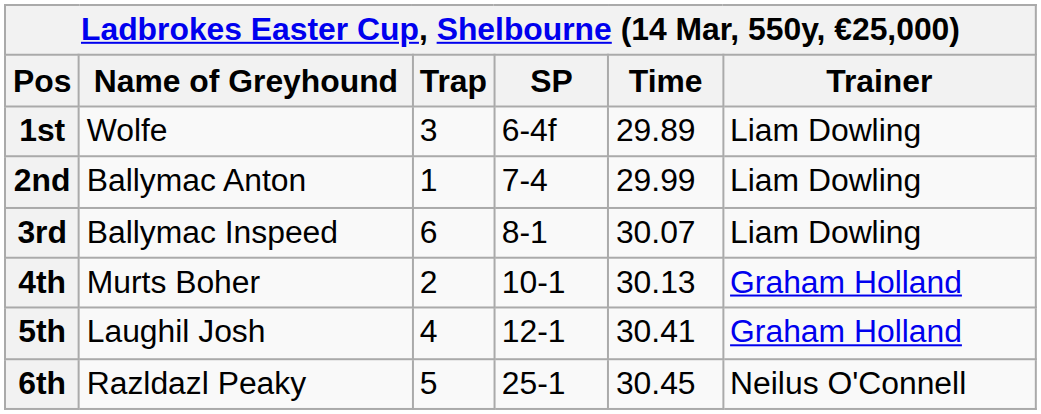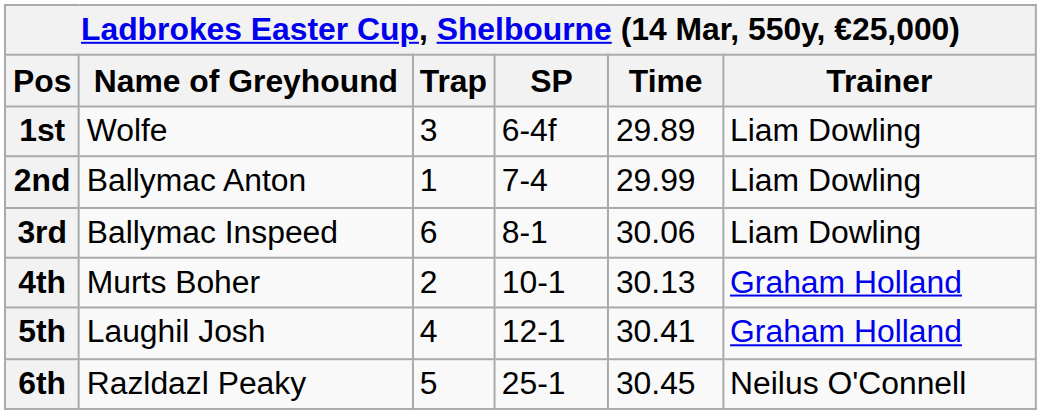(656, 231) 30.07 -> (656, 231) 30.06
